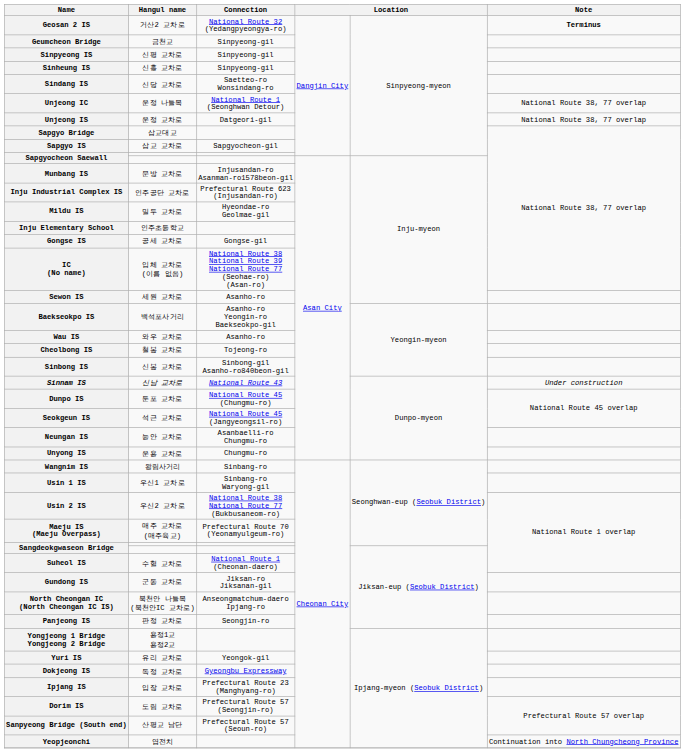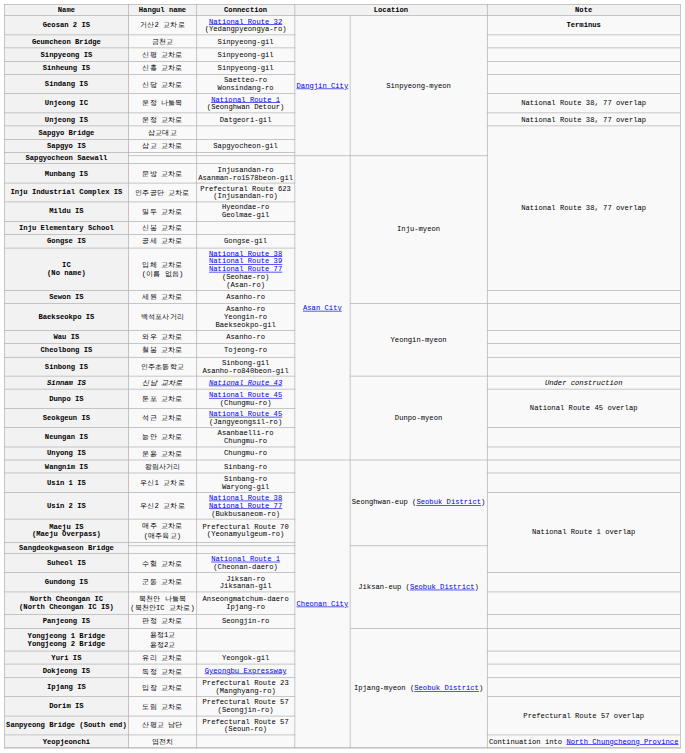(162, 228) 인주초등학교 -> (162, 228) 신봉 교차로
(162, 367) 신봉 교차로 -> (162, 367) 인주초등학교
